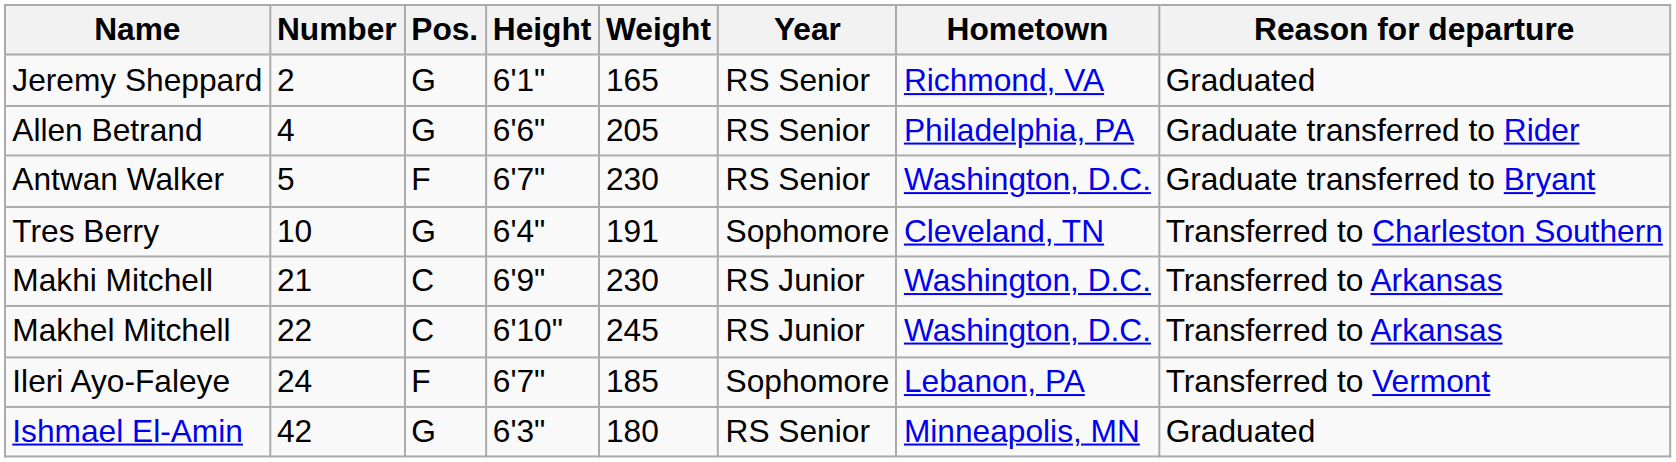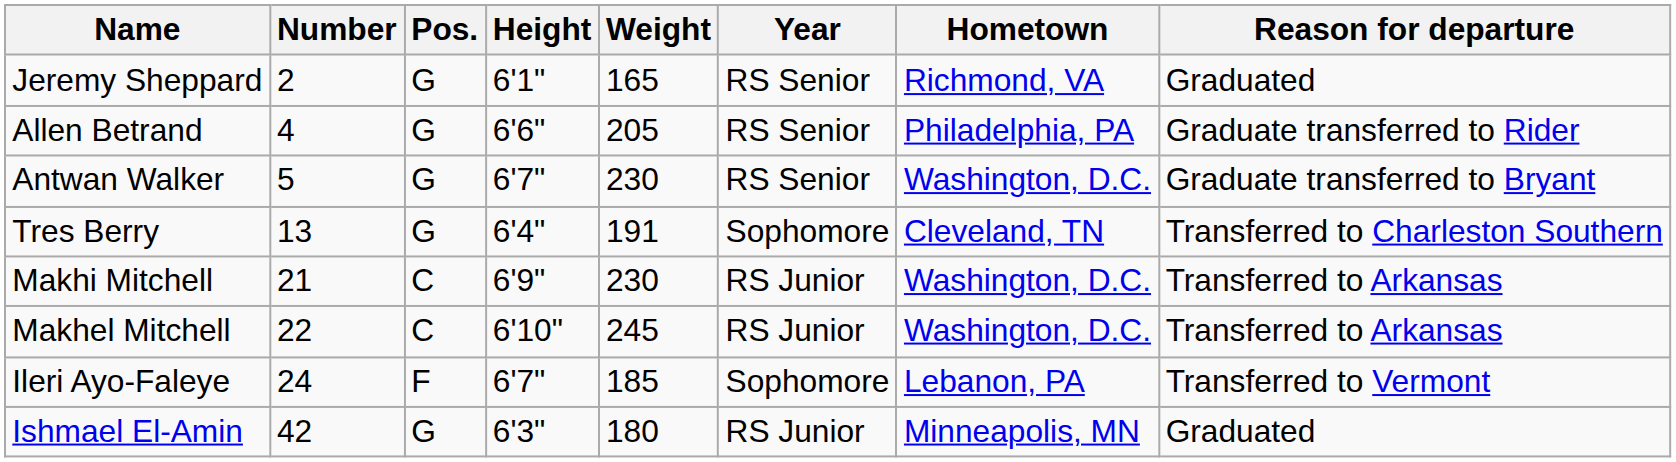(421, 180) F -> (424, 180) G
(295, 230) 10 -> (295, 230) 13
(798, 431) RS Senior -> (795, 431) RS Junior
